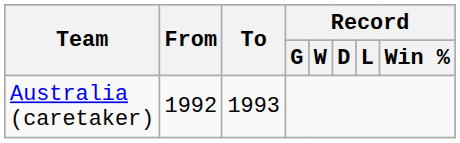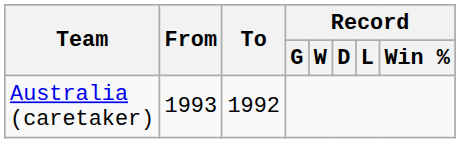(191, 106) 1992 -> (191, 106) 1993
(254, 106) 1993 -> (254, 106) 1992
